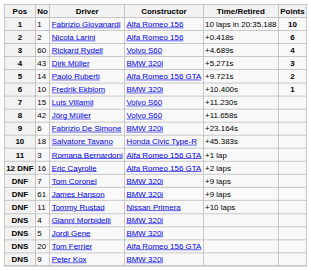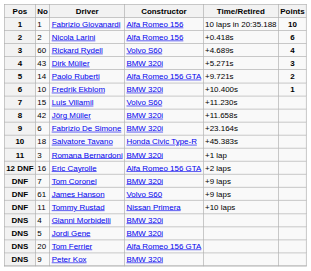(144, 115) Volvo S60 -> (145, 115) BMW 320i
(164, 155) Alfa Romeo 156 GTA -> (145, 155) BMW 320i
(145, 194) BMW 320i -> (144, 194) Volvo S60
